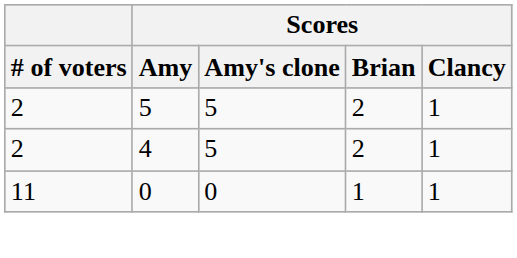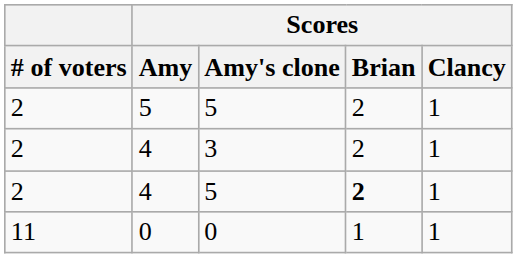+ row: (145, 149)
(358, 149) normal -> (358, 190) bold
